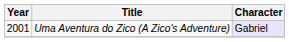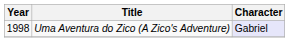(18, 28) 2001 -> (18, 28) 1998
